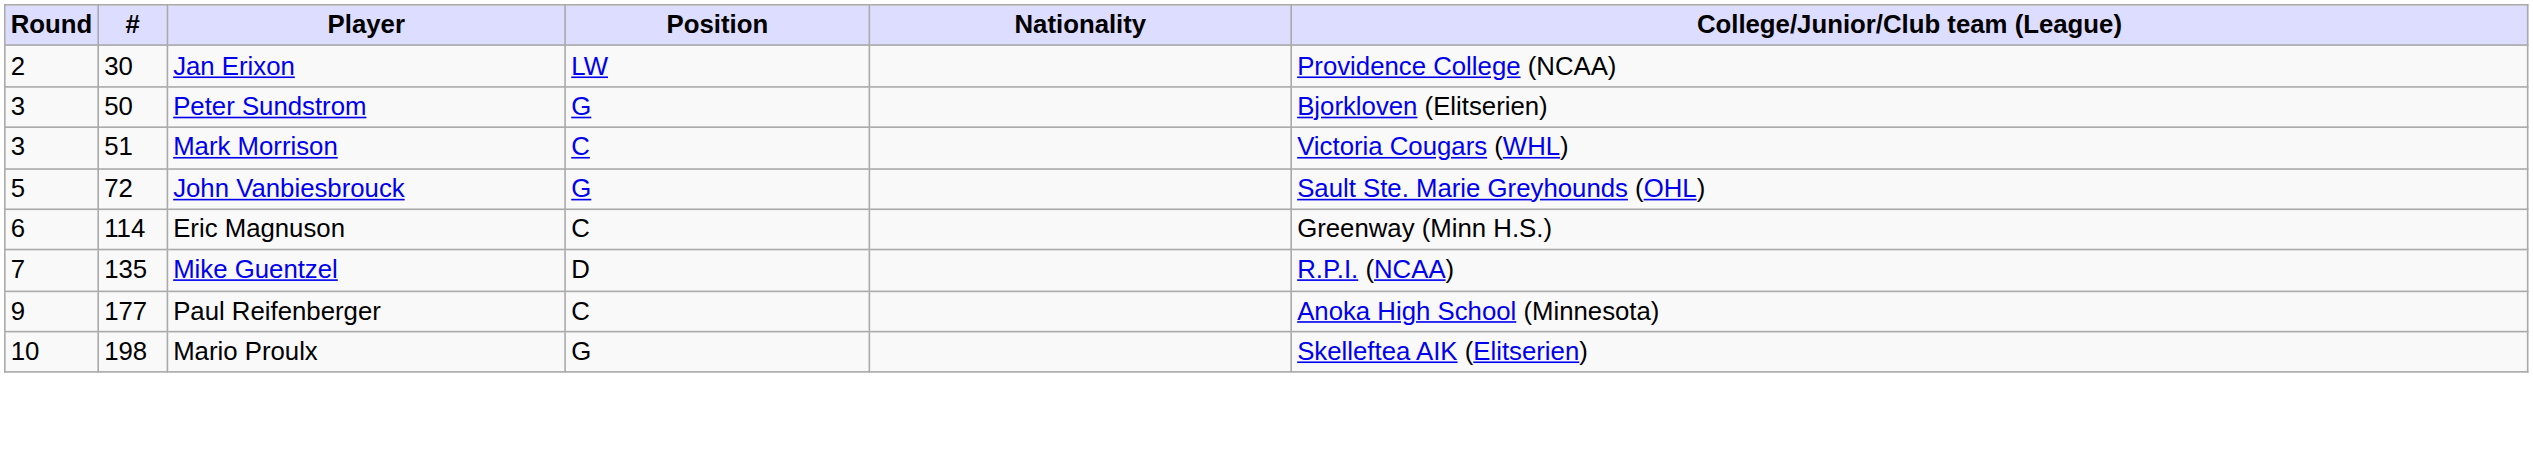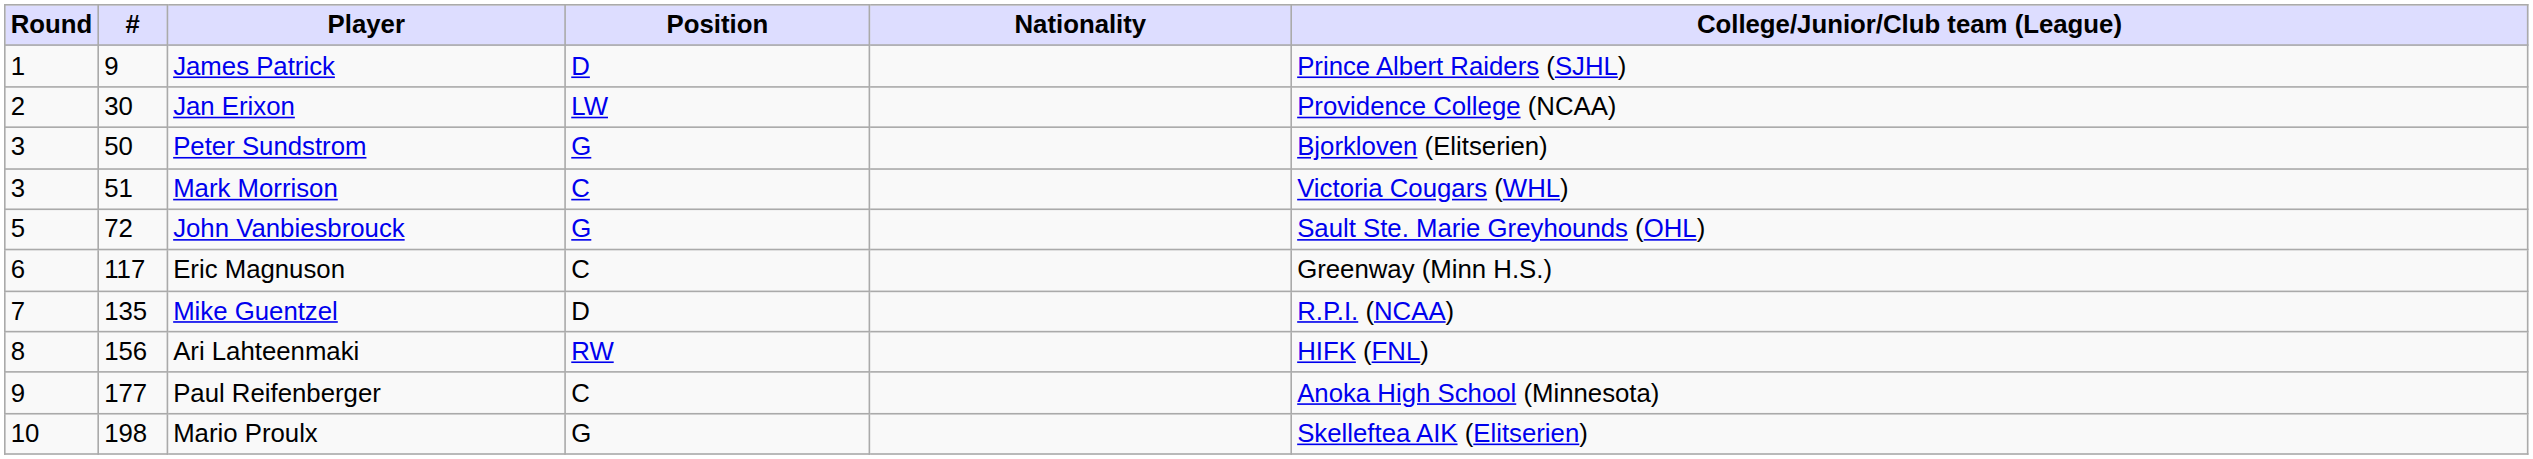+ row: (254, 65)
(125, 229) 114 -> (125, 270) 117
+ row: (266, 351)
